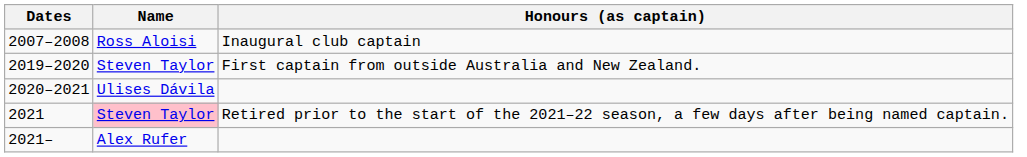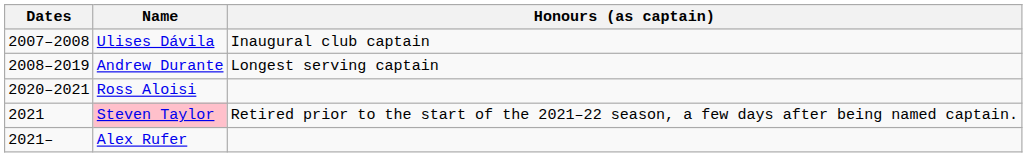(147, 41) Ross Aloisi -> (156, 41) Ulises Dávila
+ row: (49, 66)
- row: (49, 66)
(156, 91) Ulises Dávila -> (147, 91) Ross Aloisi
